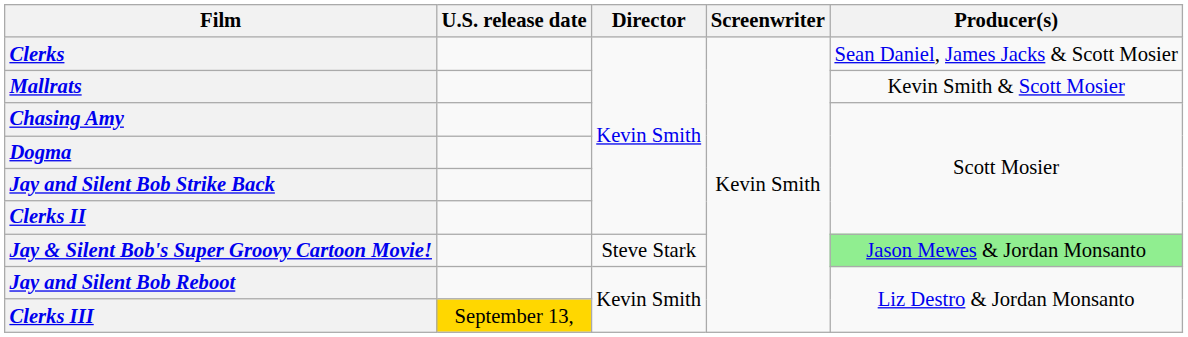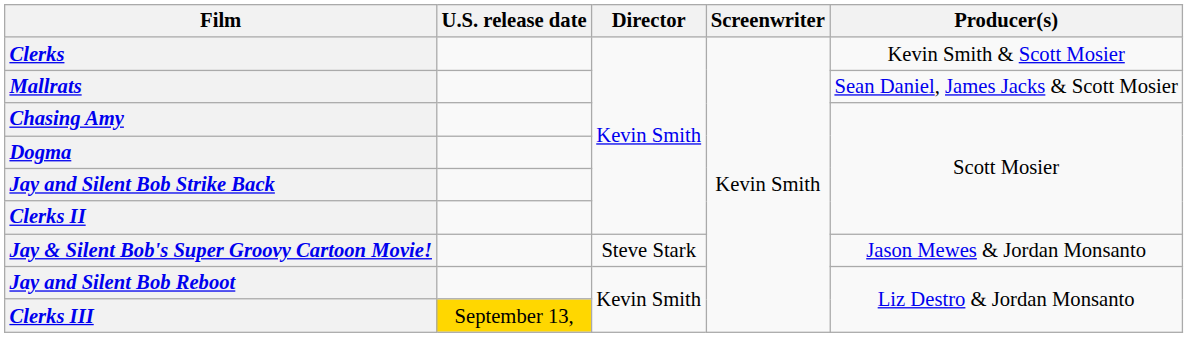(1006, 53) Sean Daniel, James Jacks & Scott Mosier -> (1006, 53) Kevin Smith & Scott Mosier
(1006, 86) Kevin Smith & Scott Mosier -> (1006, 86) Sean Daniel, James Jacks & Scott Mosier
(1006, 250) lightgreen background -> (1006, 250) no background
